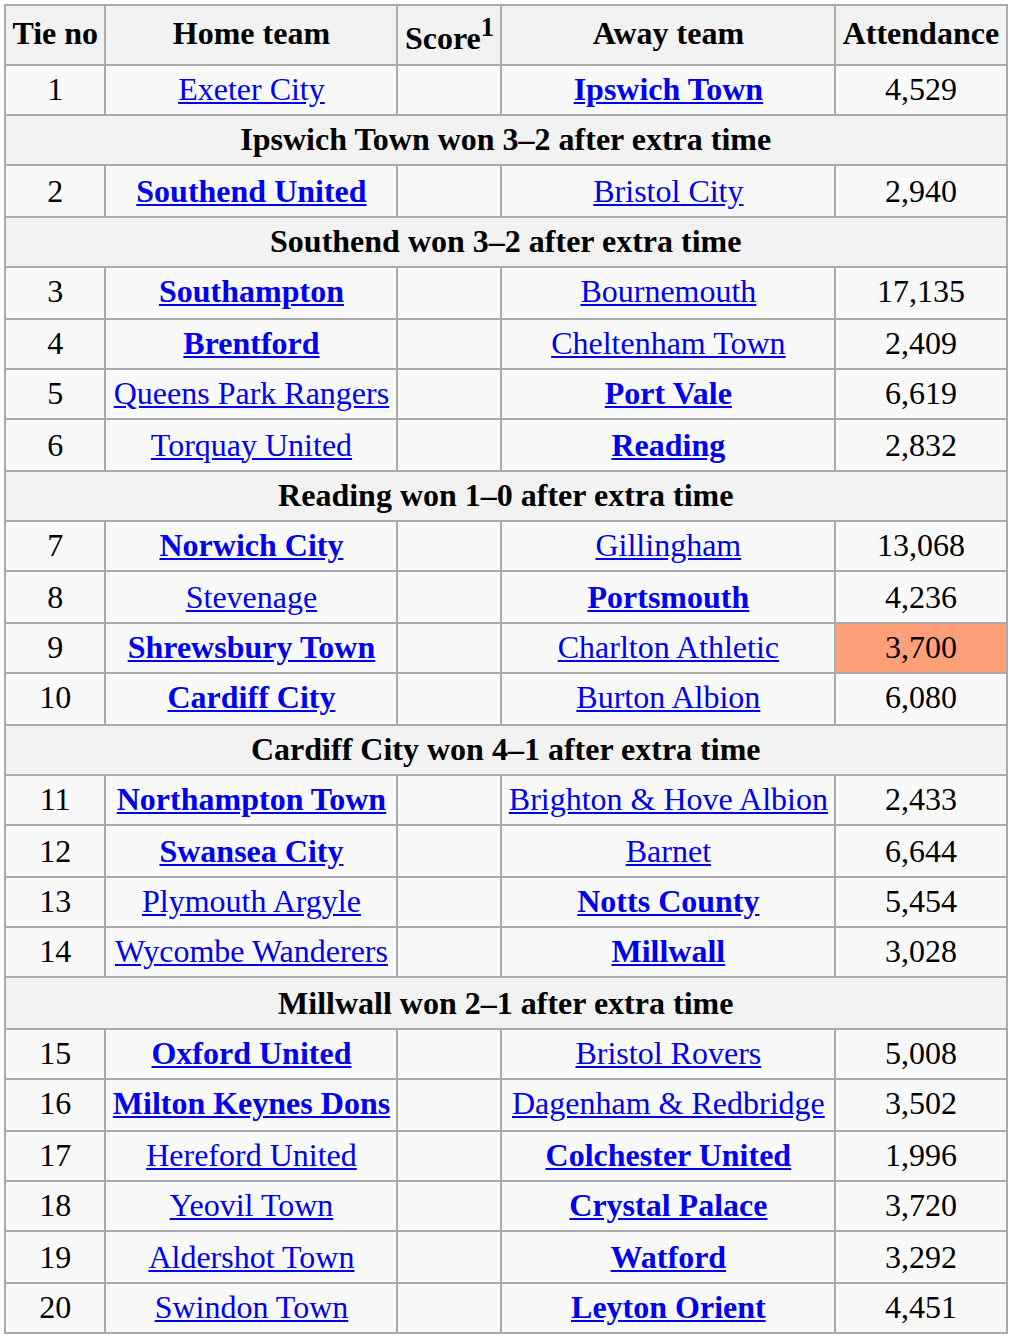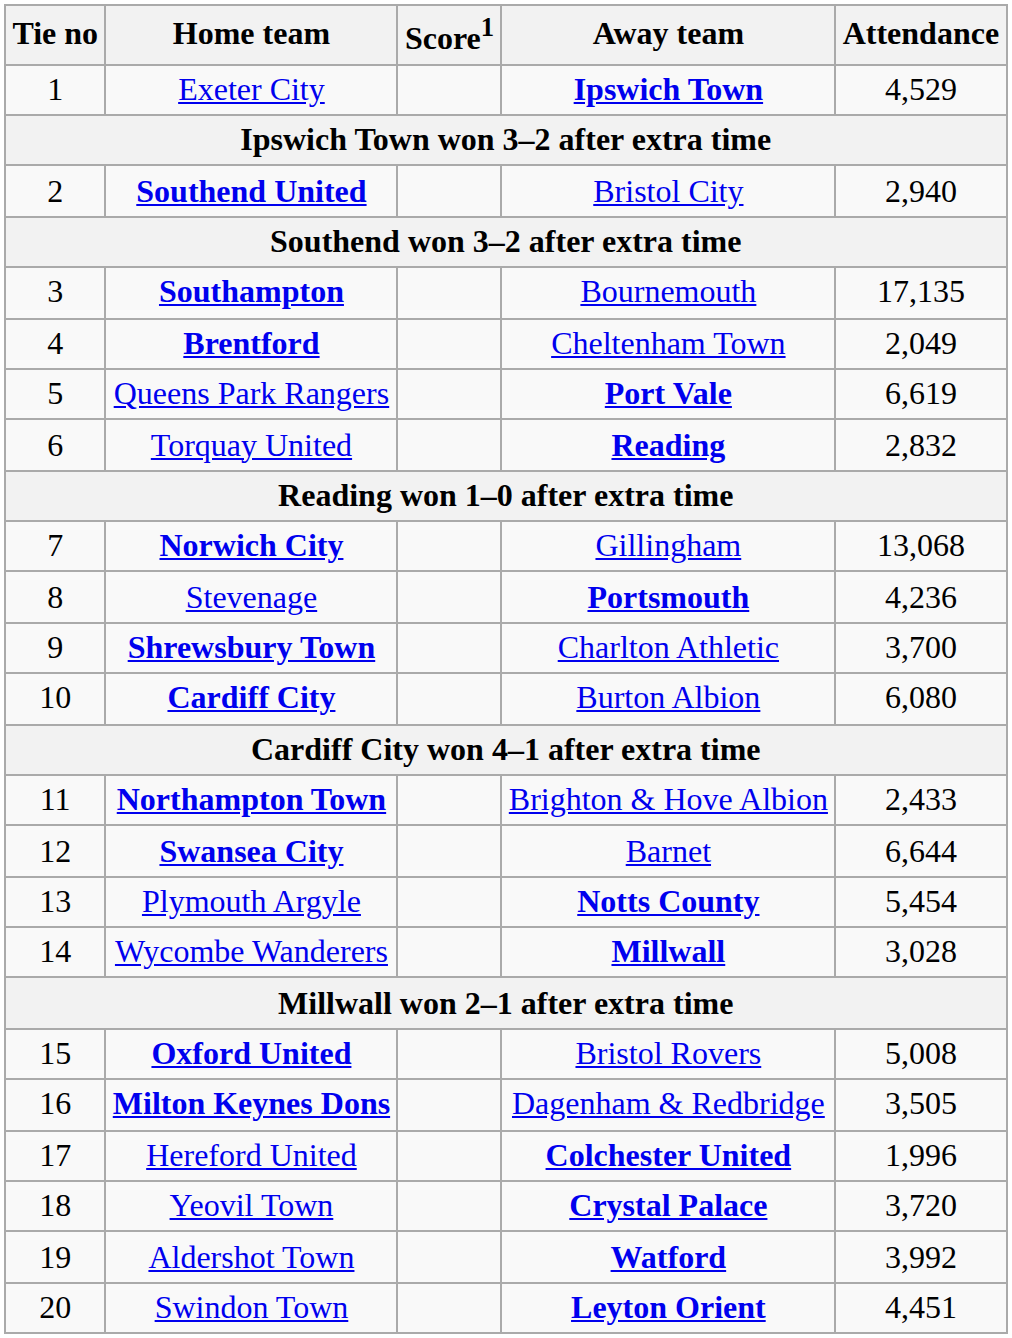(921, 343) 2,409 -> (921, 343) 2,049
(921, 647) lightsalmon background -> (921, 647) no background
(921, 1104) 3,502 -> (921, 1104) 3,505
(921, 1256) 3,292 -> (921, 1256) 3,992
